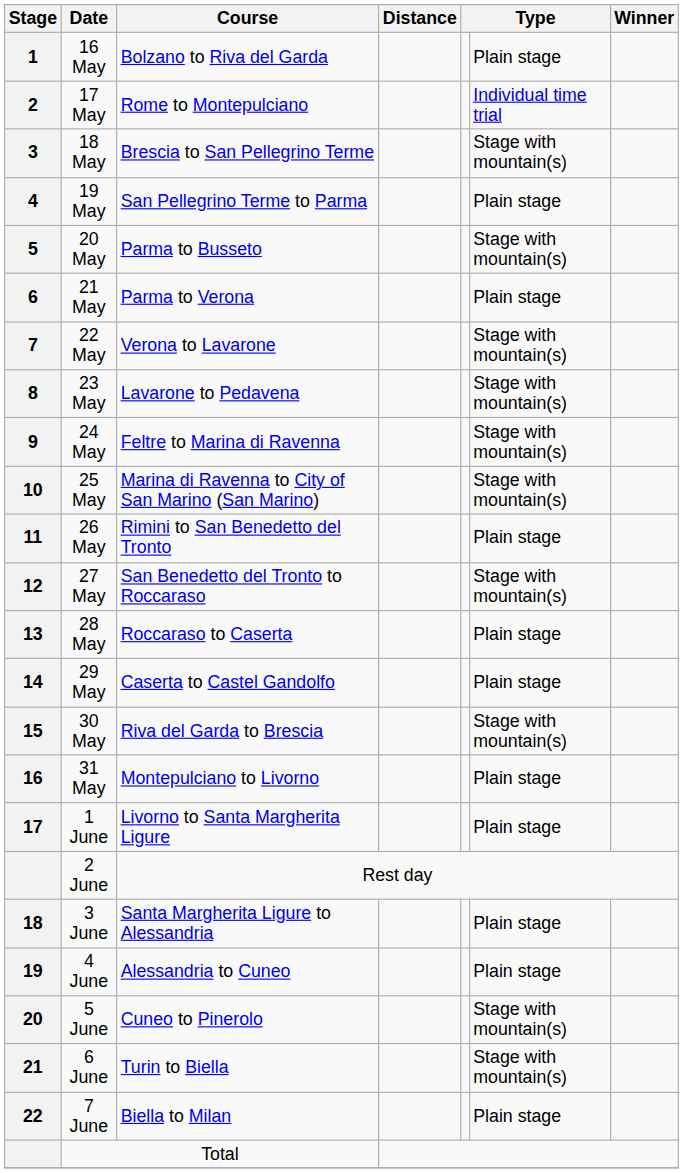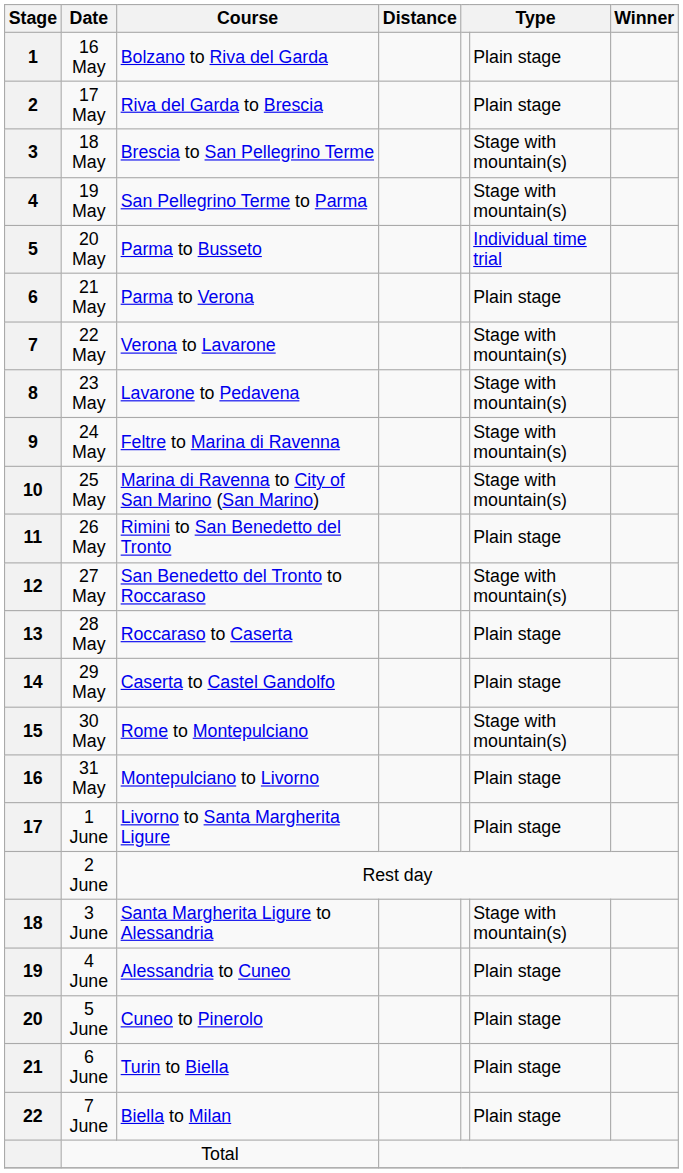(214, 104) Rome to Montepulciano -> (222, 104) Riva del Garda to Brescia
(530, 104) Individual time trial -> (517, 104) Plain stage
(517, 201) Plain stage -> (520, 201) Stage with mountain(s)
(520, 249) Stage with mountain(s) -> (530, 249) Individual time trial
(222, 730) Riva del Garda to Brescia -> (214, 730) Rome to Montepulciano
(517, 923) Plain stage -> (520, 923) Stage with mountain(s)
(520, 1019) Stage with mountain(s) -> (517, 1019) Plain stage
(520, 1067) Stage with mountain(s) -> (517, 1067) Plain stage
